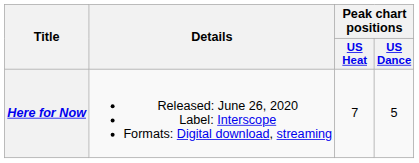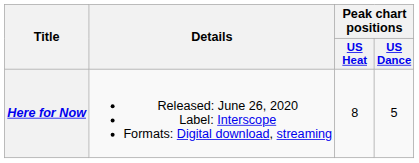(355, 113) 7 -> (355, 113) 8
